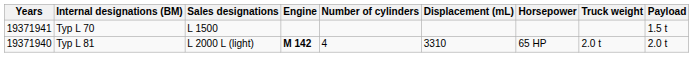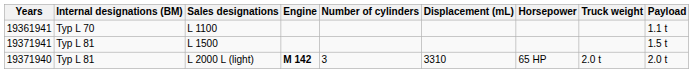+ row: (29, 28)
(75, 28) Typ L 70 -> (75, 44) Typ L 81
(324, 44) 4 -> (324, 60) 3
